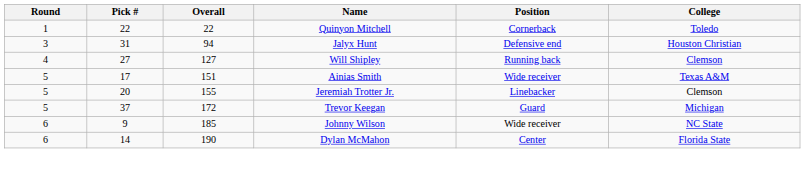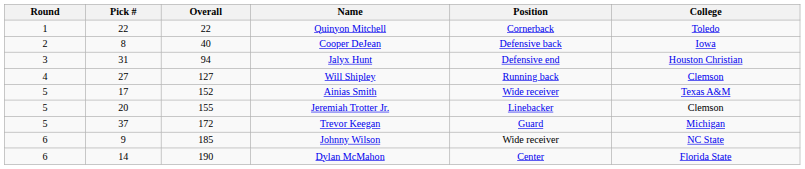+ row: (350, 44)
(208, 76) 151 -> (206, 92) 152
